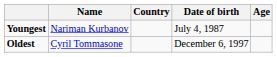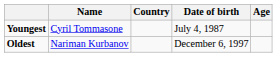(90, 28) Nariman Kurbanov -> (87, 28) Cyril Tommasone
(87, 44) Cyril Tommasone -> (90, 44) Nariman Kurbanov
